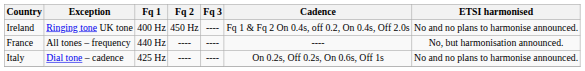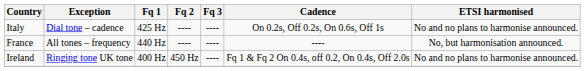rows swapped: (20, 27) <-> (15, 58)
